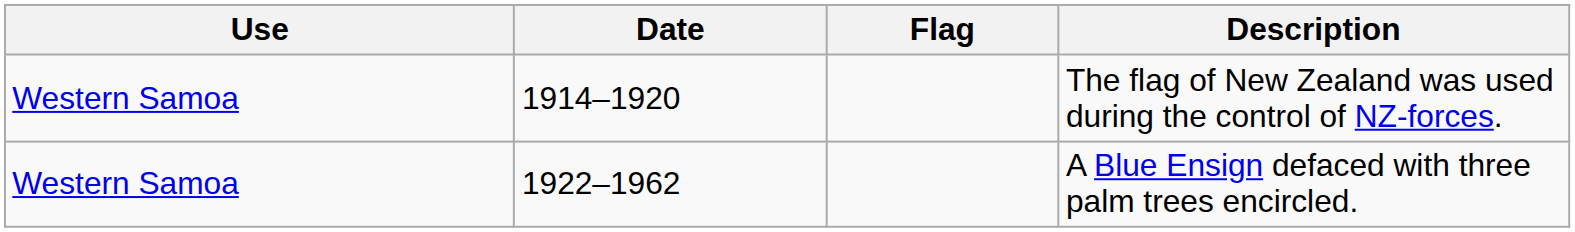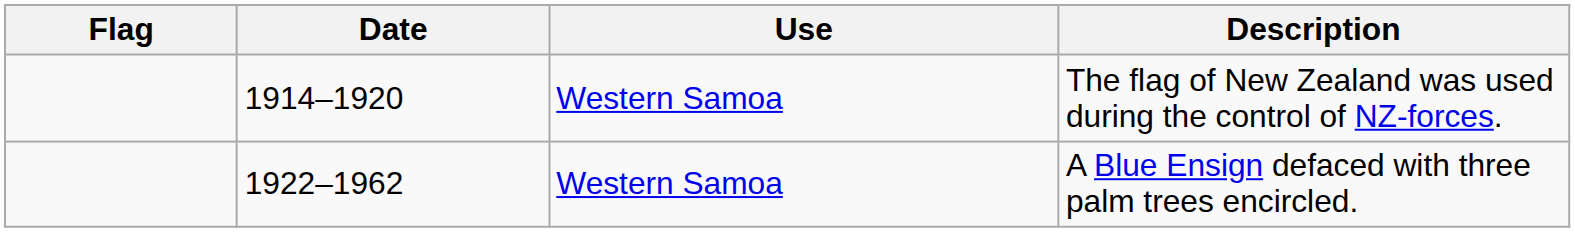columns swapped: (942, 29) <-> (260, 29)
